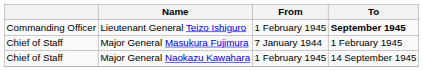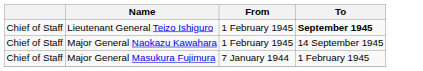(51, 27) Commanding Officer -> (35, 27) Chief of Staff
rows swapped: (174, 43) <-> (175, 58)
